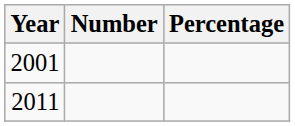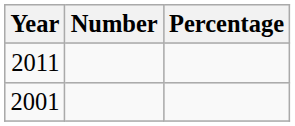rows swapped: (35, 62) <-> (35, 101)
